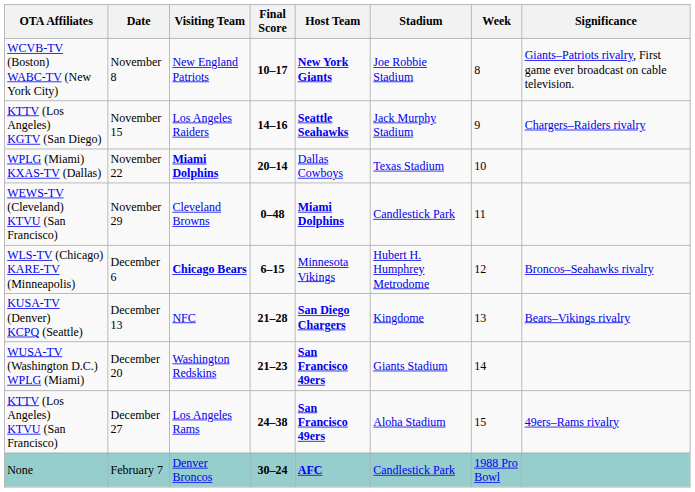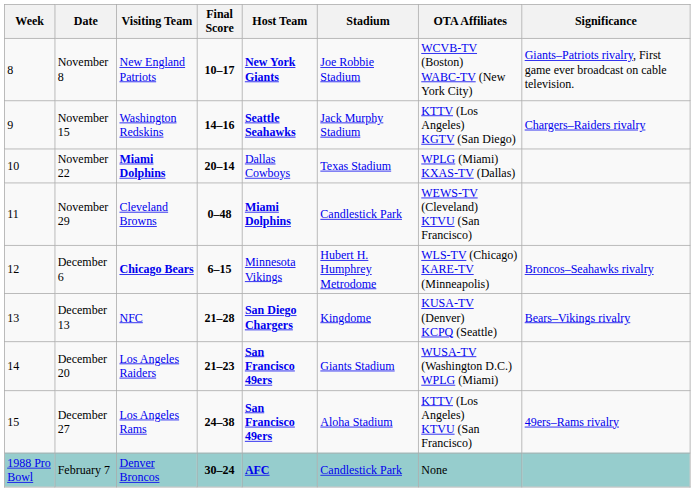columns swapped: (497, 21) <-> (56, 21)
(202, 125) Los Angeles Raiders -> (148, 125) Washington Redskins
(201, 366) Washington Redskins -> (149, 366) Los Angeles Raiders
